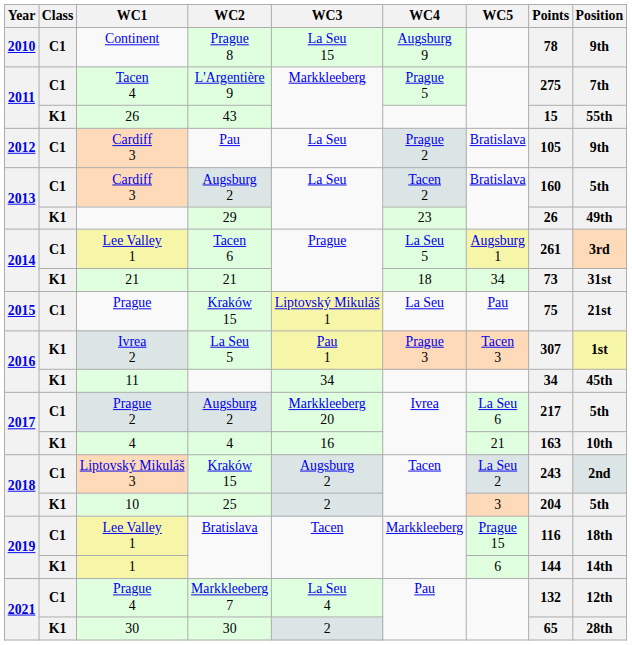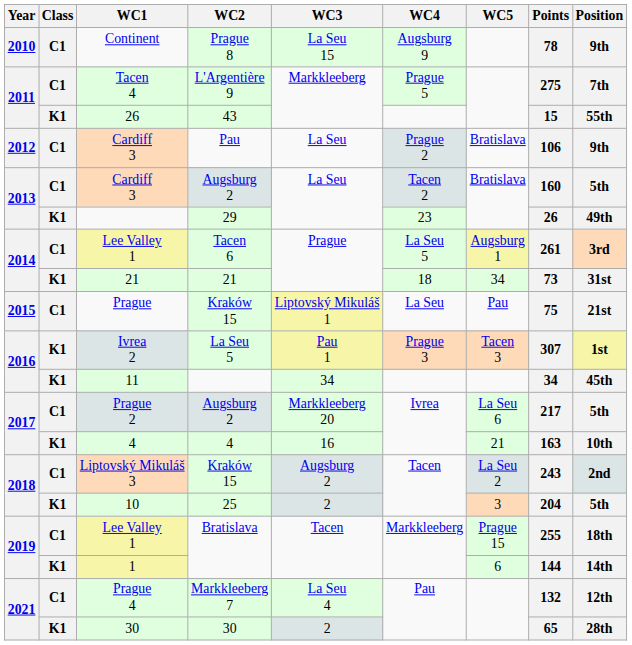(551, 148) 105 -> (551, 148) 106
(551, 536) 116 -> (551, 536) 255
